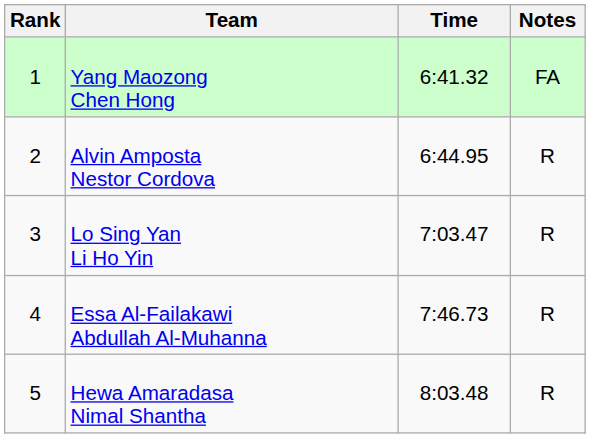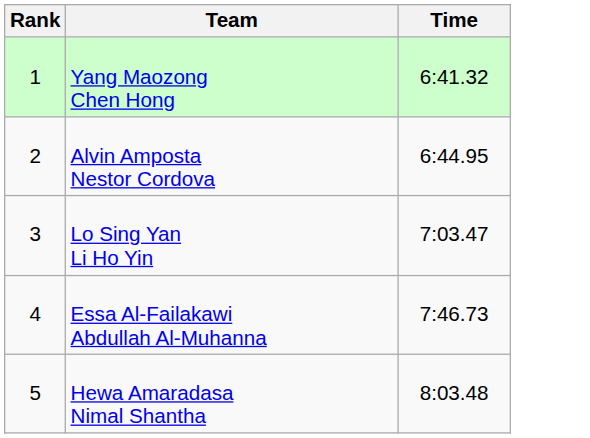- column: (547, 20)
